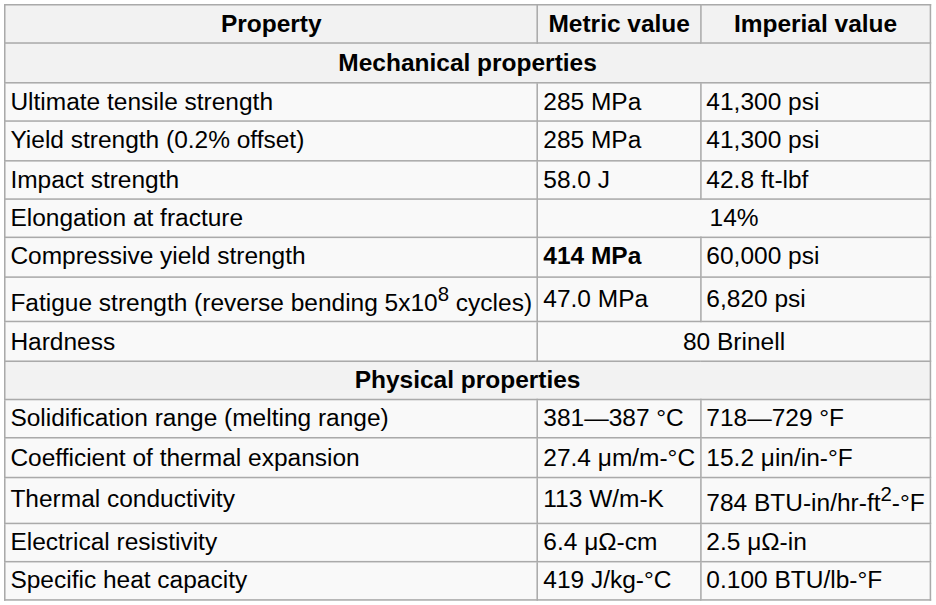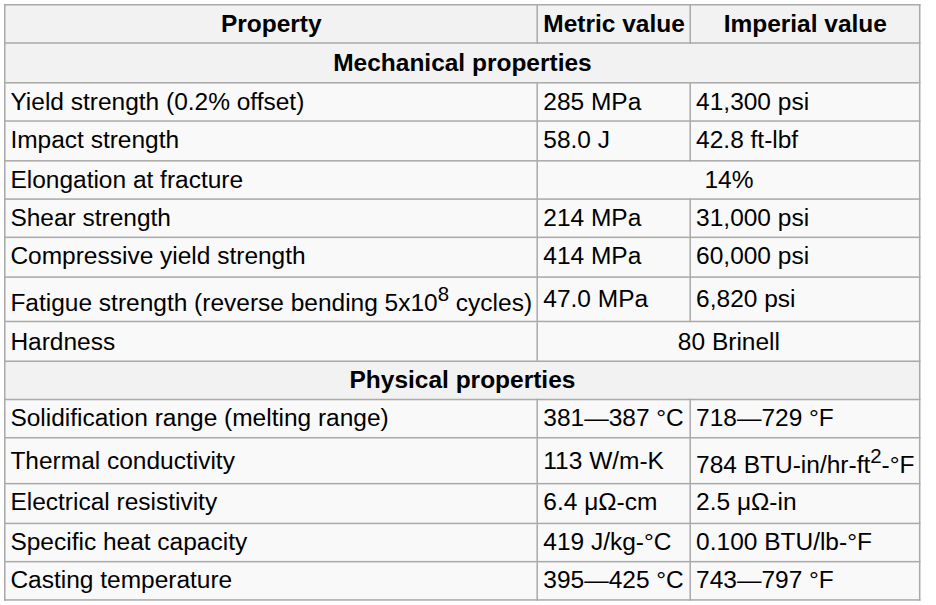- row: (142, 101)
+ row: (91, 218)
(592, 256) bold -> (592, 256) normal
- row: (185, 457)
+ row: (121, 580)
